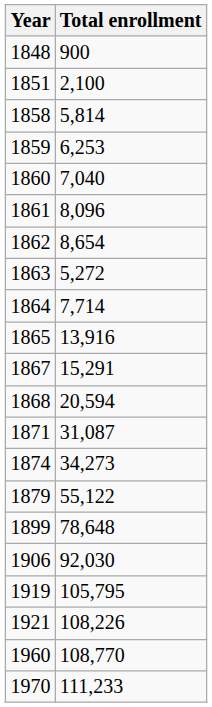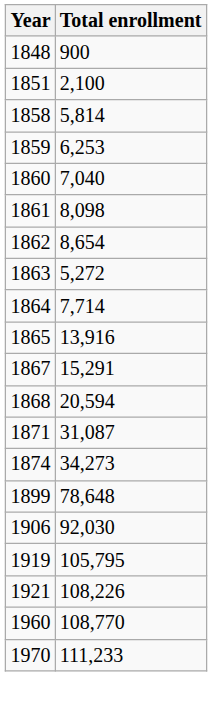(82, 210) 8,096 -> (82, 210) 8,098
- row: (31, 496)
